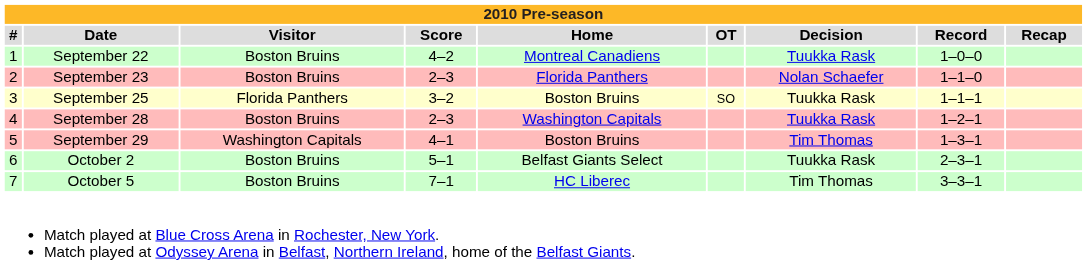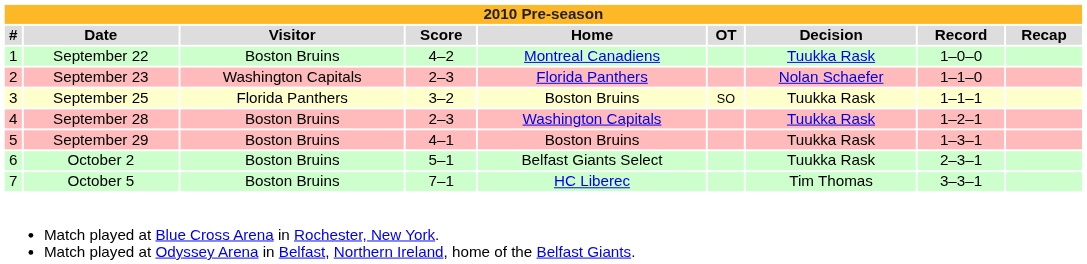(292, 77) Boston Bruins -> (292, 77) Washington Capitals
(292, 139) Washington Capitals -> (292, 139) Boston Bruins
(831, 139) Tim Thomas -> (831, 139) Tuukka Rask
